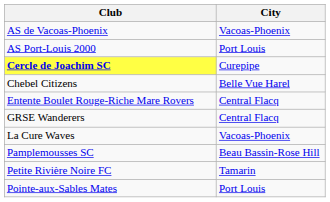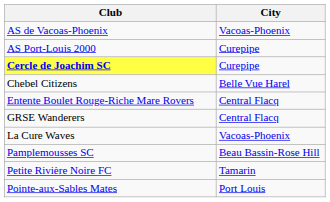(242, 48) Port Louis -> (239, 48) Curepipe
